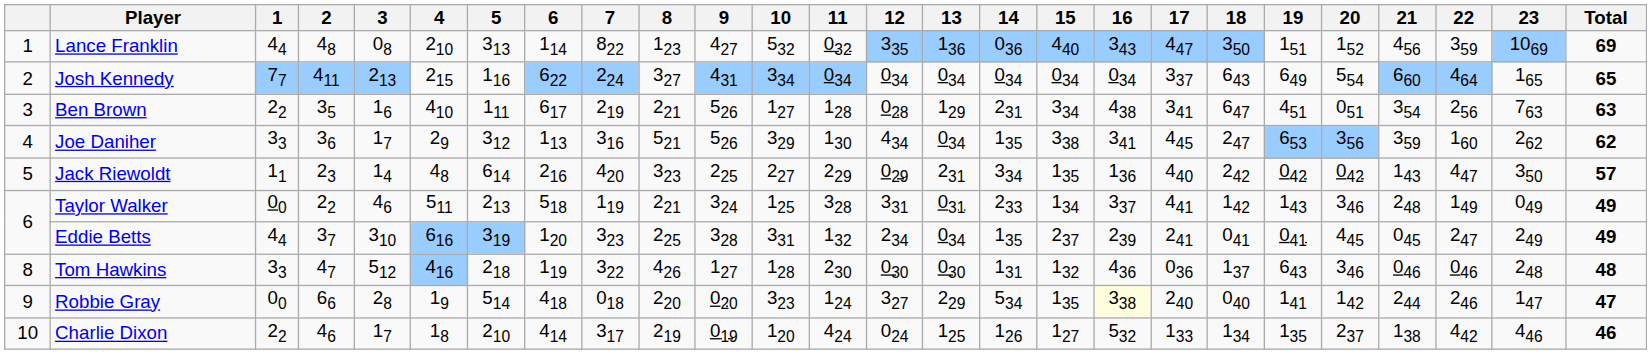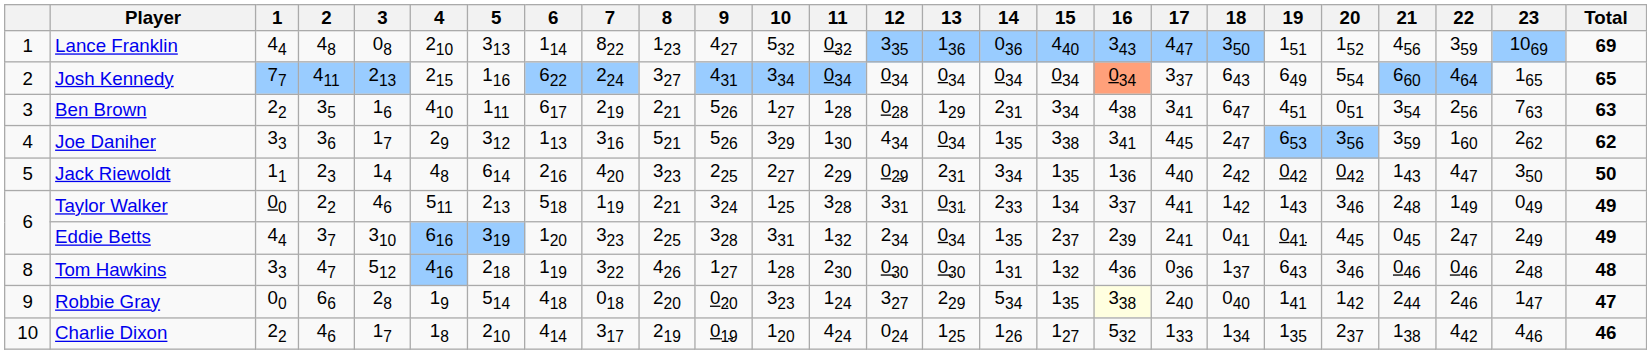(1122, 77) no background -> (1122, 77) lightsalmon background
(1606, 174) 57 -> (1606, 174) 50
